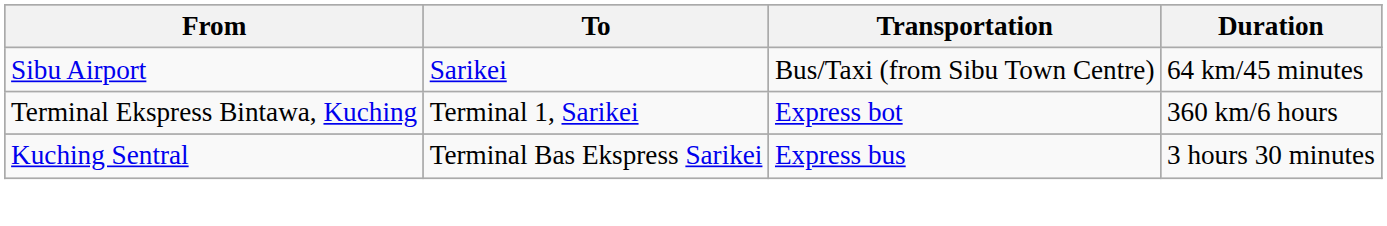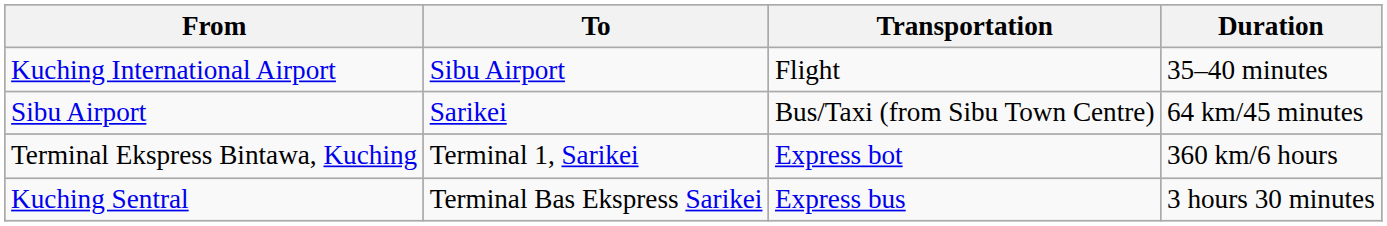+ row: (174, 69)
